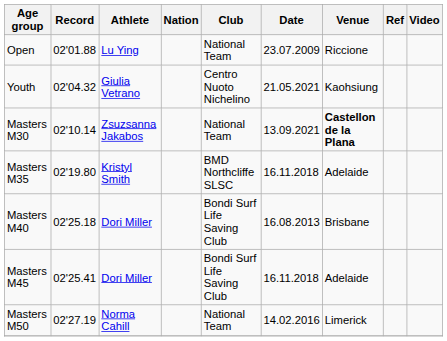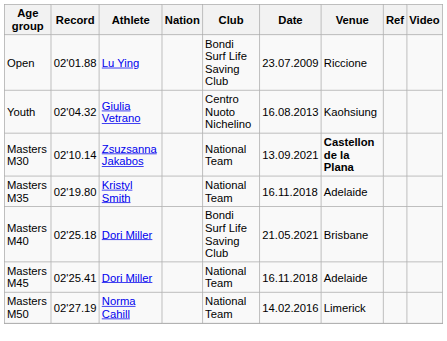(224, 50) National Team -> (226, 63) Bondi Surf Life Saving Club
(292, 87) 21.05.2021 -> (290, 112) 16.08.2013
(229, 173) BMD Northcliffe SLSC -> (226, 192) National Team
(292, 222) 16.08.2013 -> (290, 235) 21.05.2021
(230, 278) Bondi Surf Life Saving Club -> (226, 278) National Team
